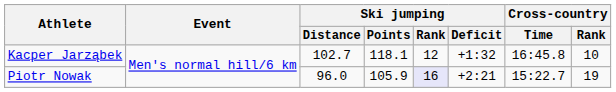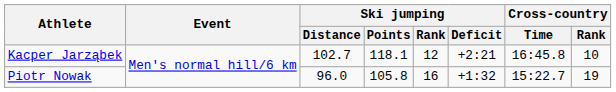(477, 55) +1:32 -> (477, 55) +2:21
(389, 77) 105.9 -> (389, 77) 105.8
(431, 77) lavender background -> (431, 77) no background
(477, 77) +2:21 -> (477, 77) +1:32
